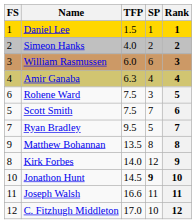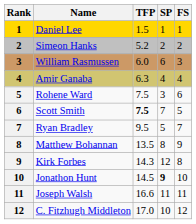columns swapped: (177, 12) <-> (13, 12)
(130, 45) 4.0 -> (142, 45) 5.2
(130, 111) normal -> (142, 111) bold
(133, 161) 14.0 -> (145, 161) 14.3
